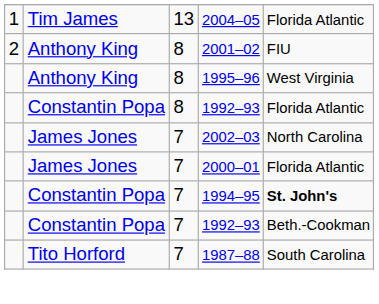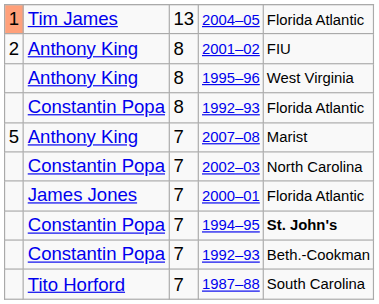(14, 19) no background -> (14, 19) lightsalmon background
+ row: (179, 136)
(82, 136) James Jones -> (96, 166) Constantin Popa
